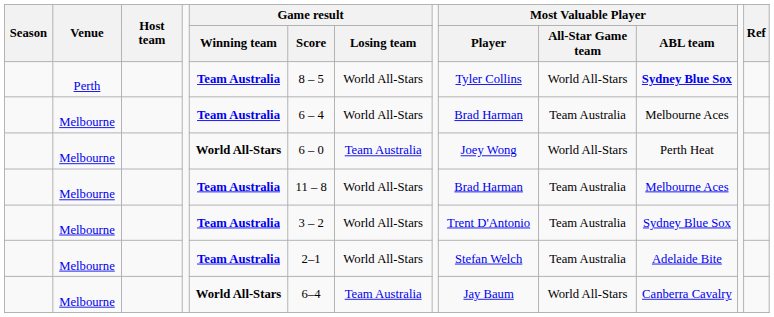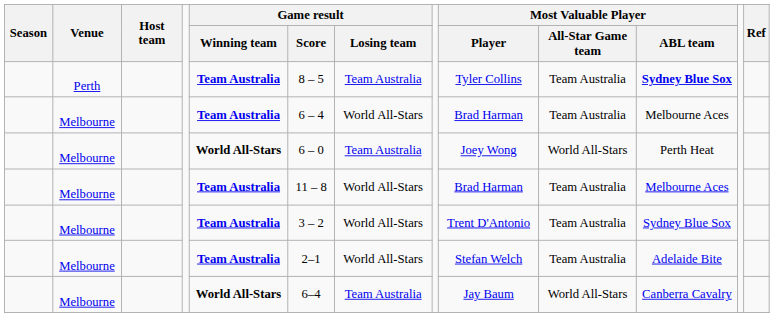(383, 79) World All-Stars -> (383, 79) Team Australia
(588, 79) World All-Stars -> (588, 79) Team Australia
